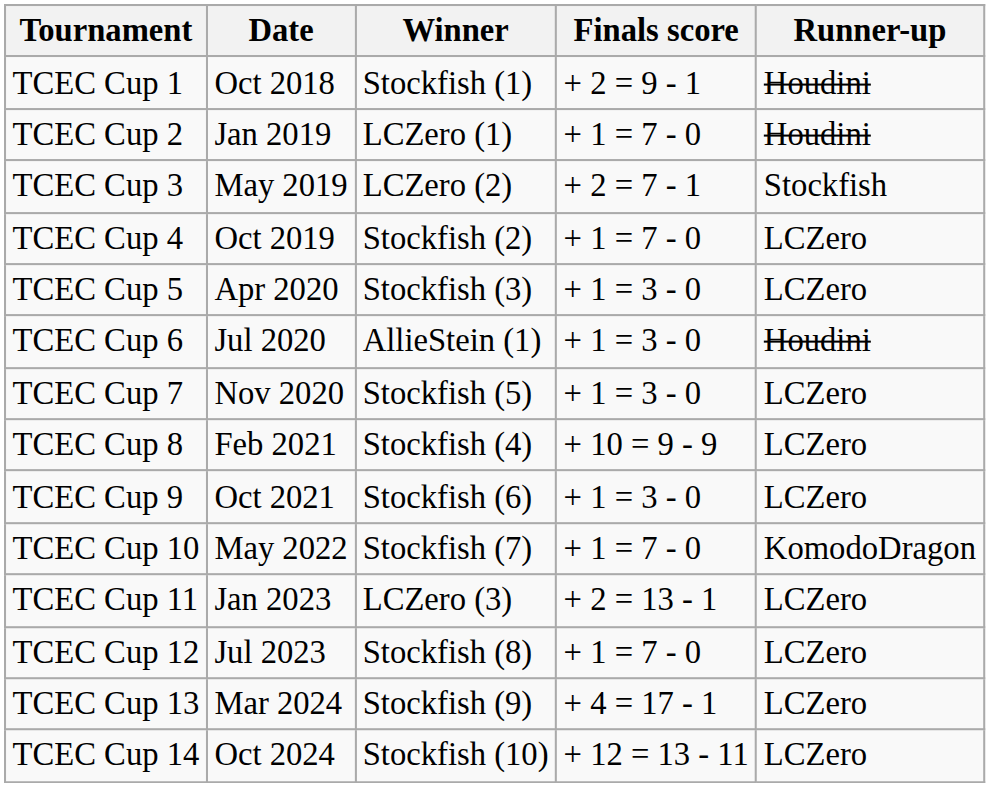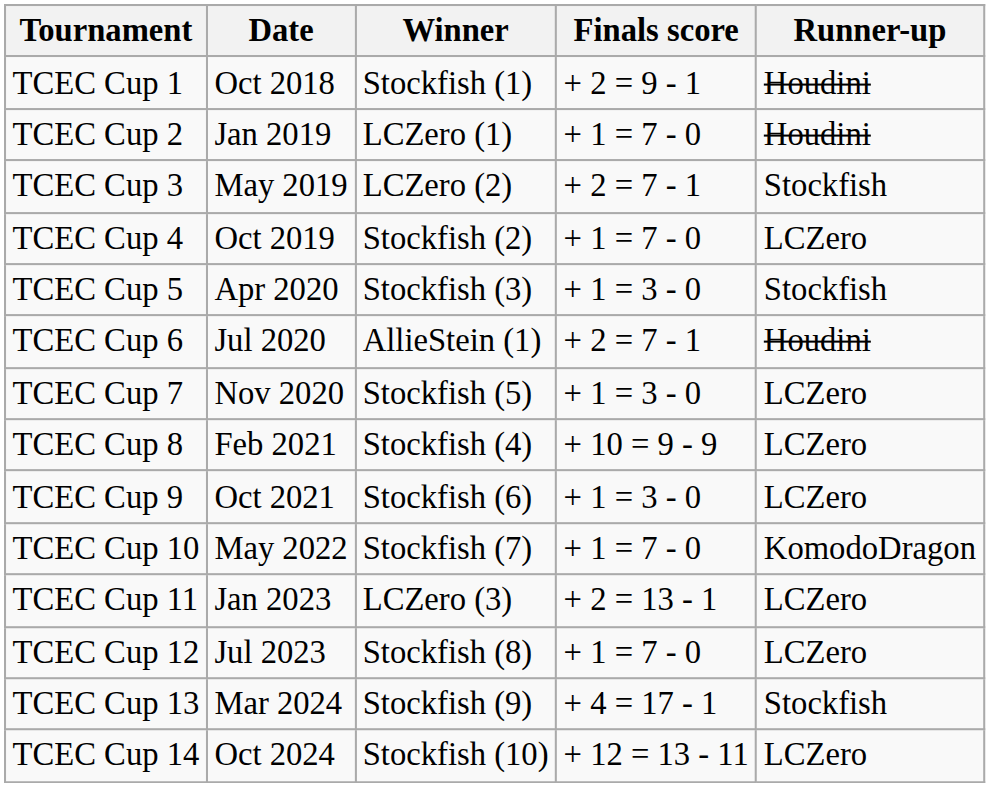(816, 289) LCZero -> (825, 289) Stockfish
(632, 340) + 1 = 3 - 0 -> (632, 340) + 2 = 7 - 1
(816, 703) LCZero -> (825, 703) Stockfish
